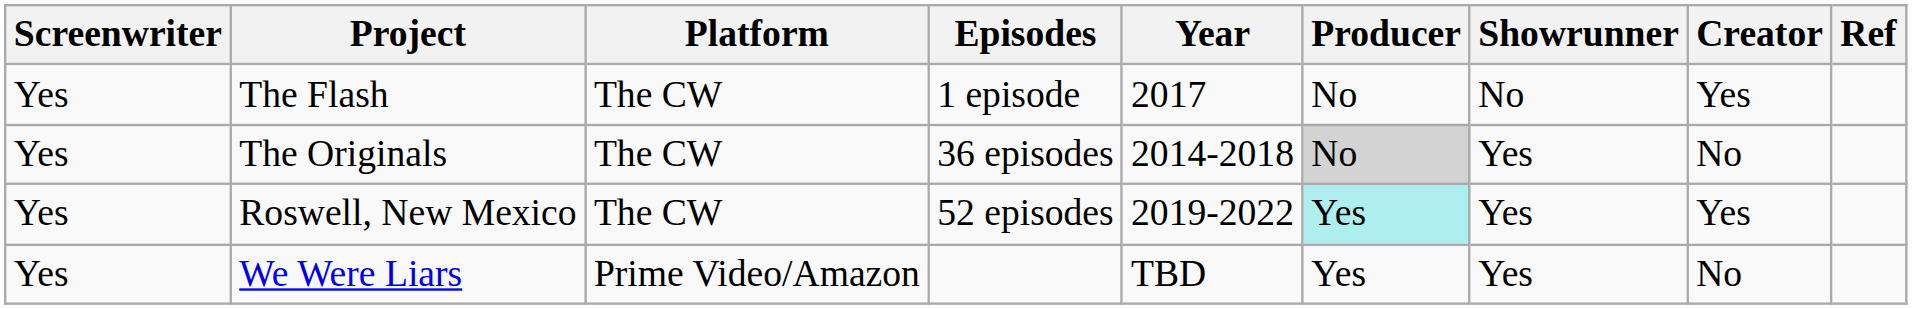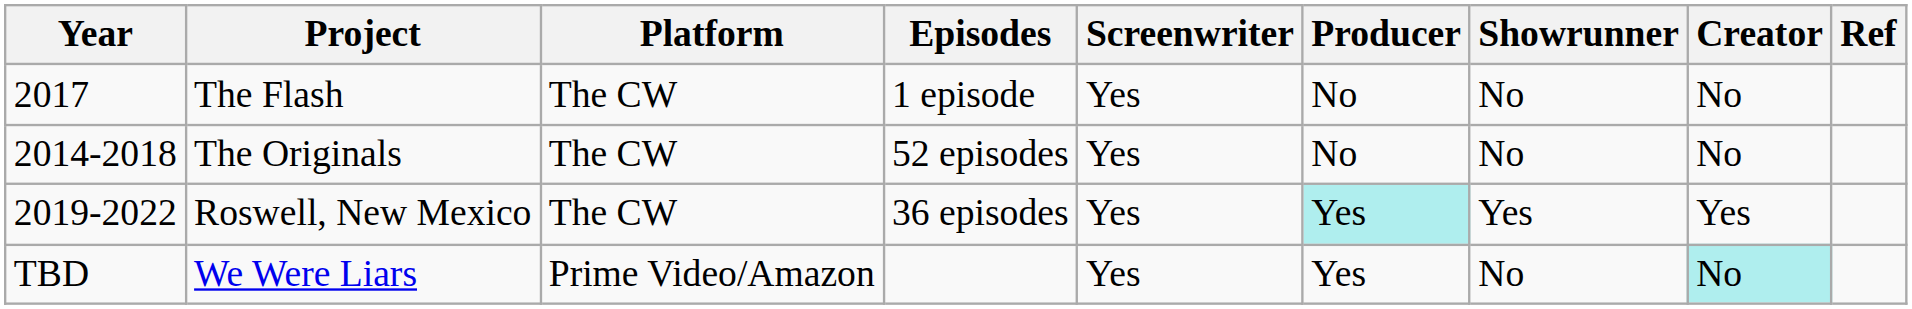columns swapped: (1213, 34) <-> (118, 34)
(1724, 93) Yes -> (1719, 93) No
(1025, 153) 36 episodes -> (980, 153) 52 episodes
(1334, 153) lightgrey background -> (1334, 153) no background
(1506, 153) Yes -> (1501, 153) No
(1025, 213) 52 episodes -> (980, 213) 36 episodes
(1506, 272) Yes -> (1501, 272) No
(1719, 272) no background -> (1719, 272) paleturquoise background
